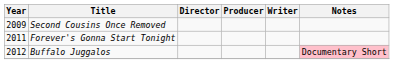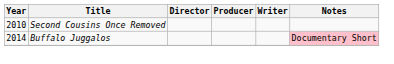(16, 25) 2009 -> (16, 25) 2010
- row: (103, 38)
(16, 52) 2012 -> (16, 38) 2014
